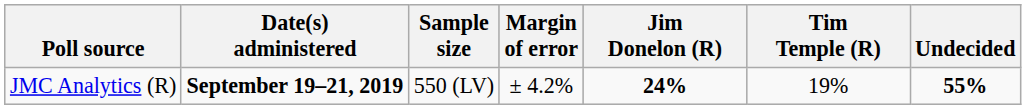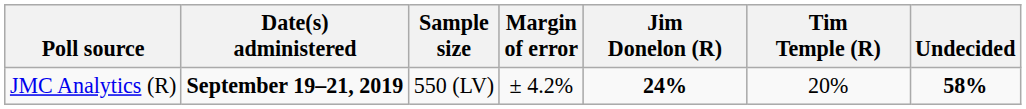(828, 85) 19% -> (828, 85) 20%
(965, 85) 55% -> (965, 85) 58%
